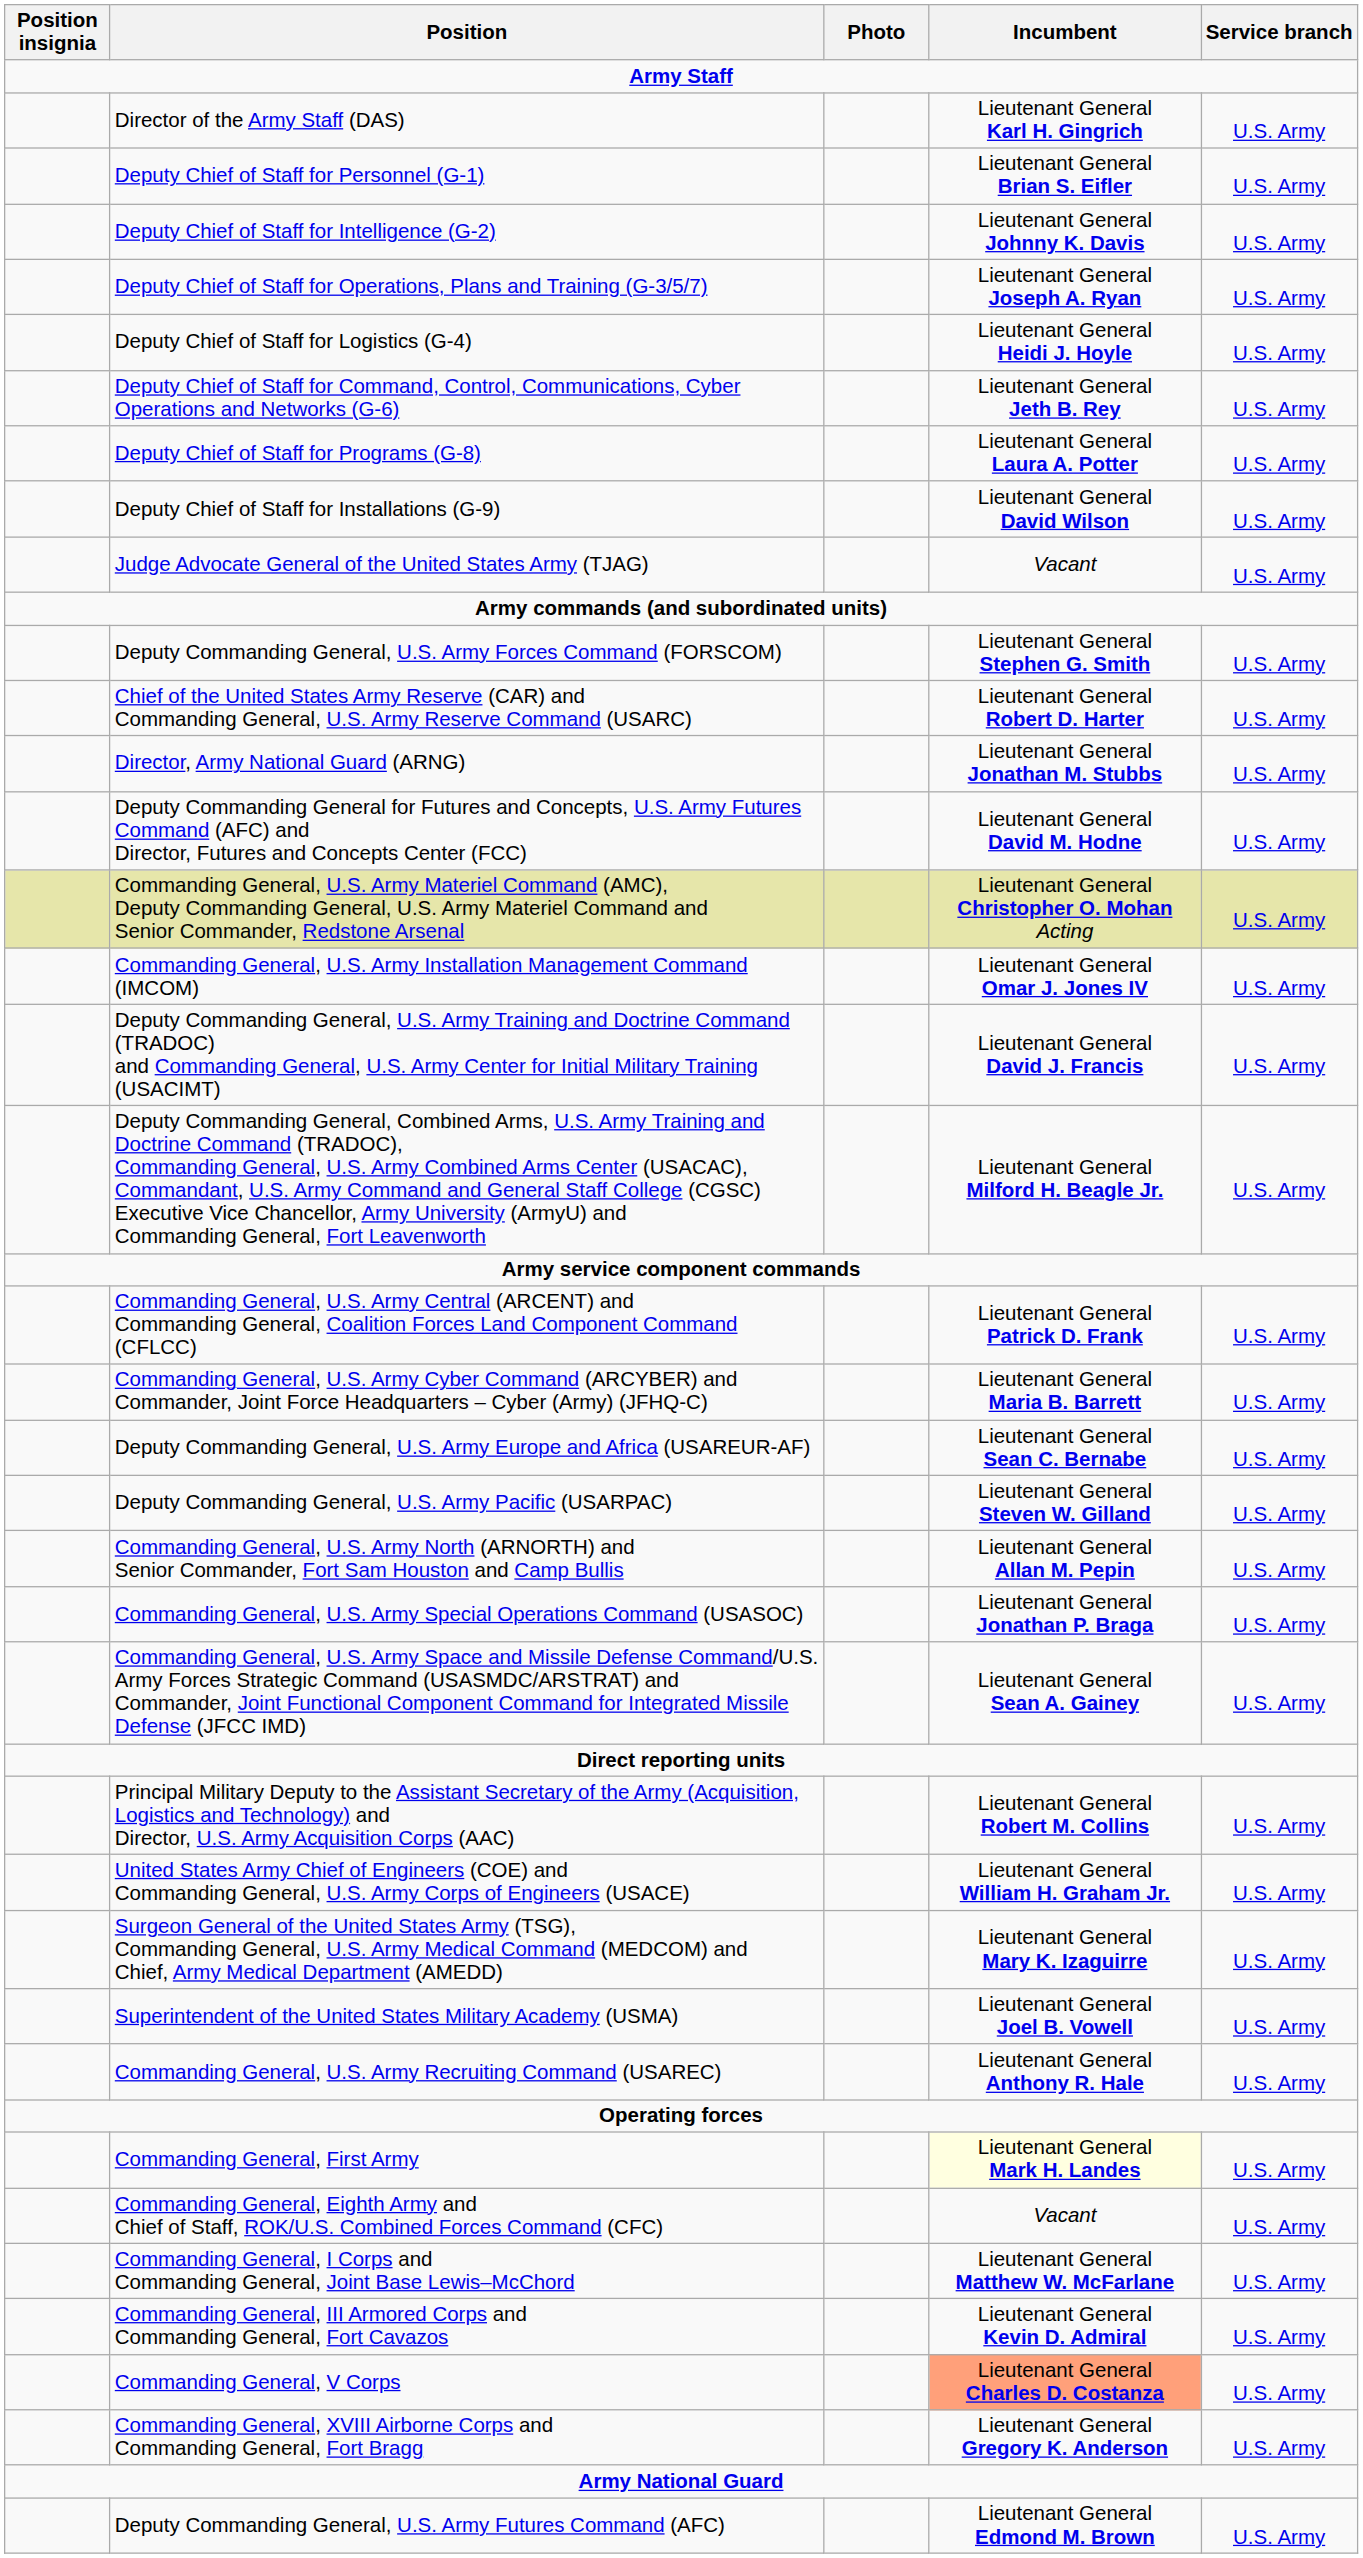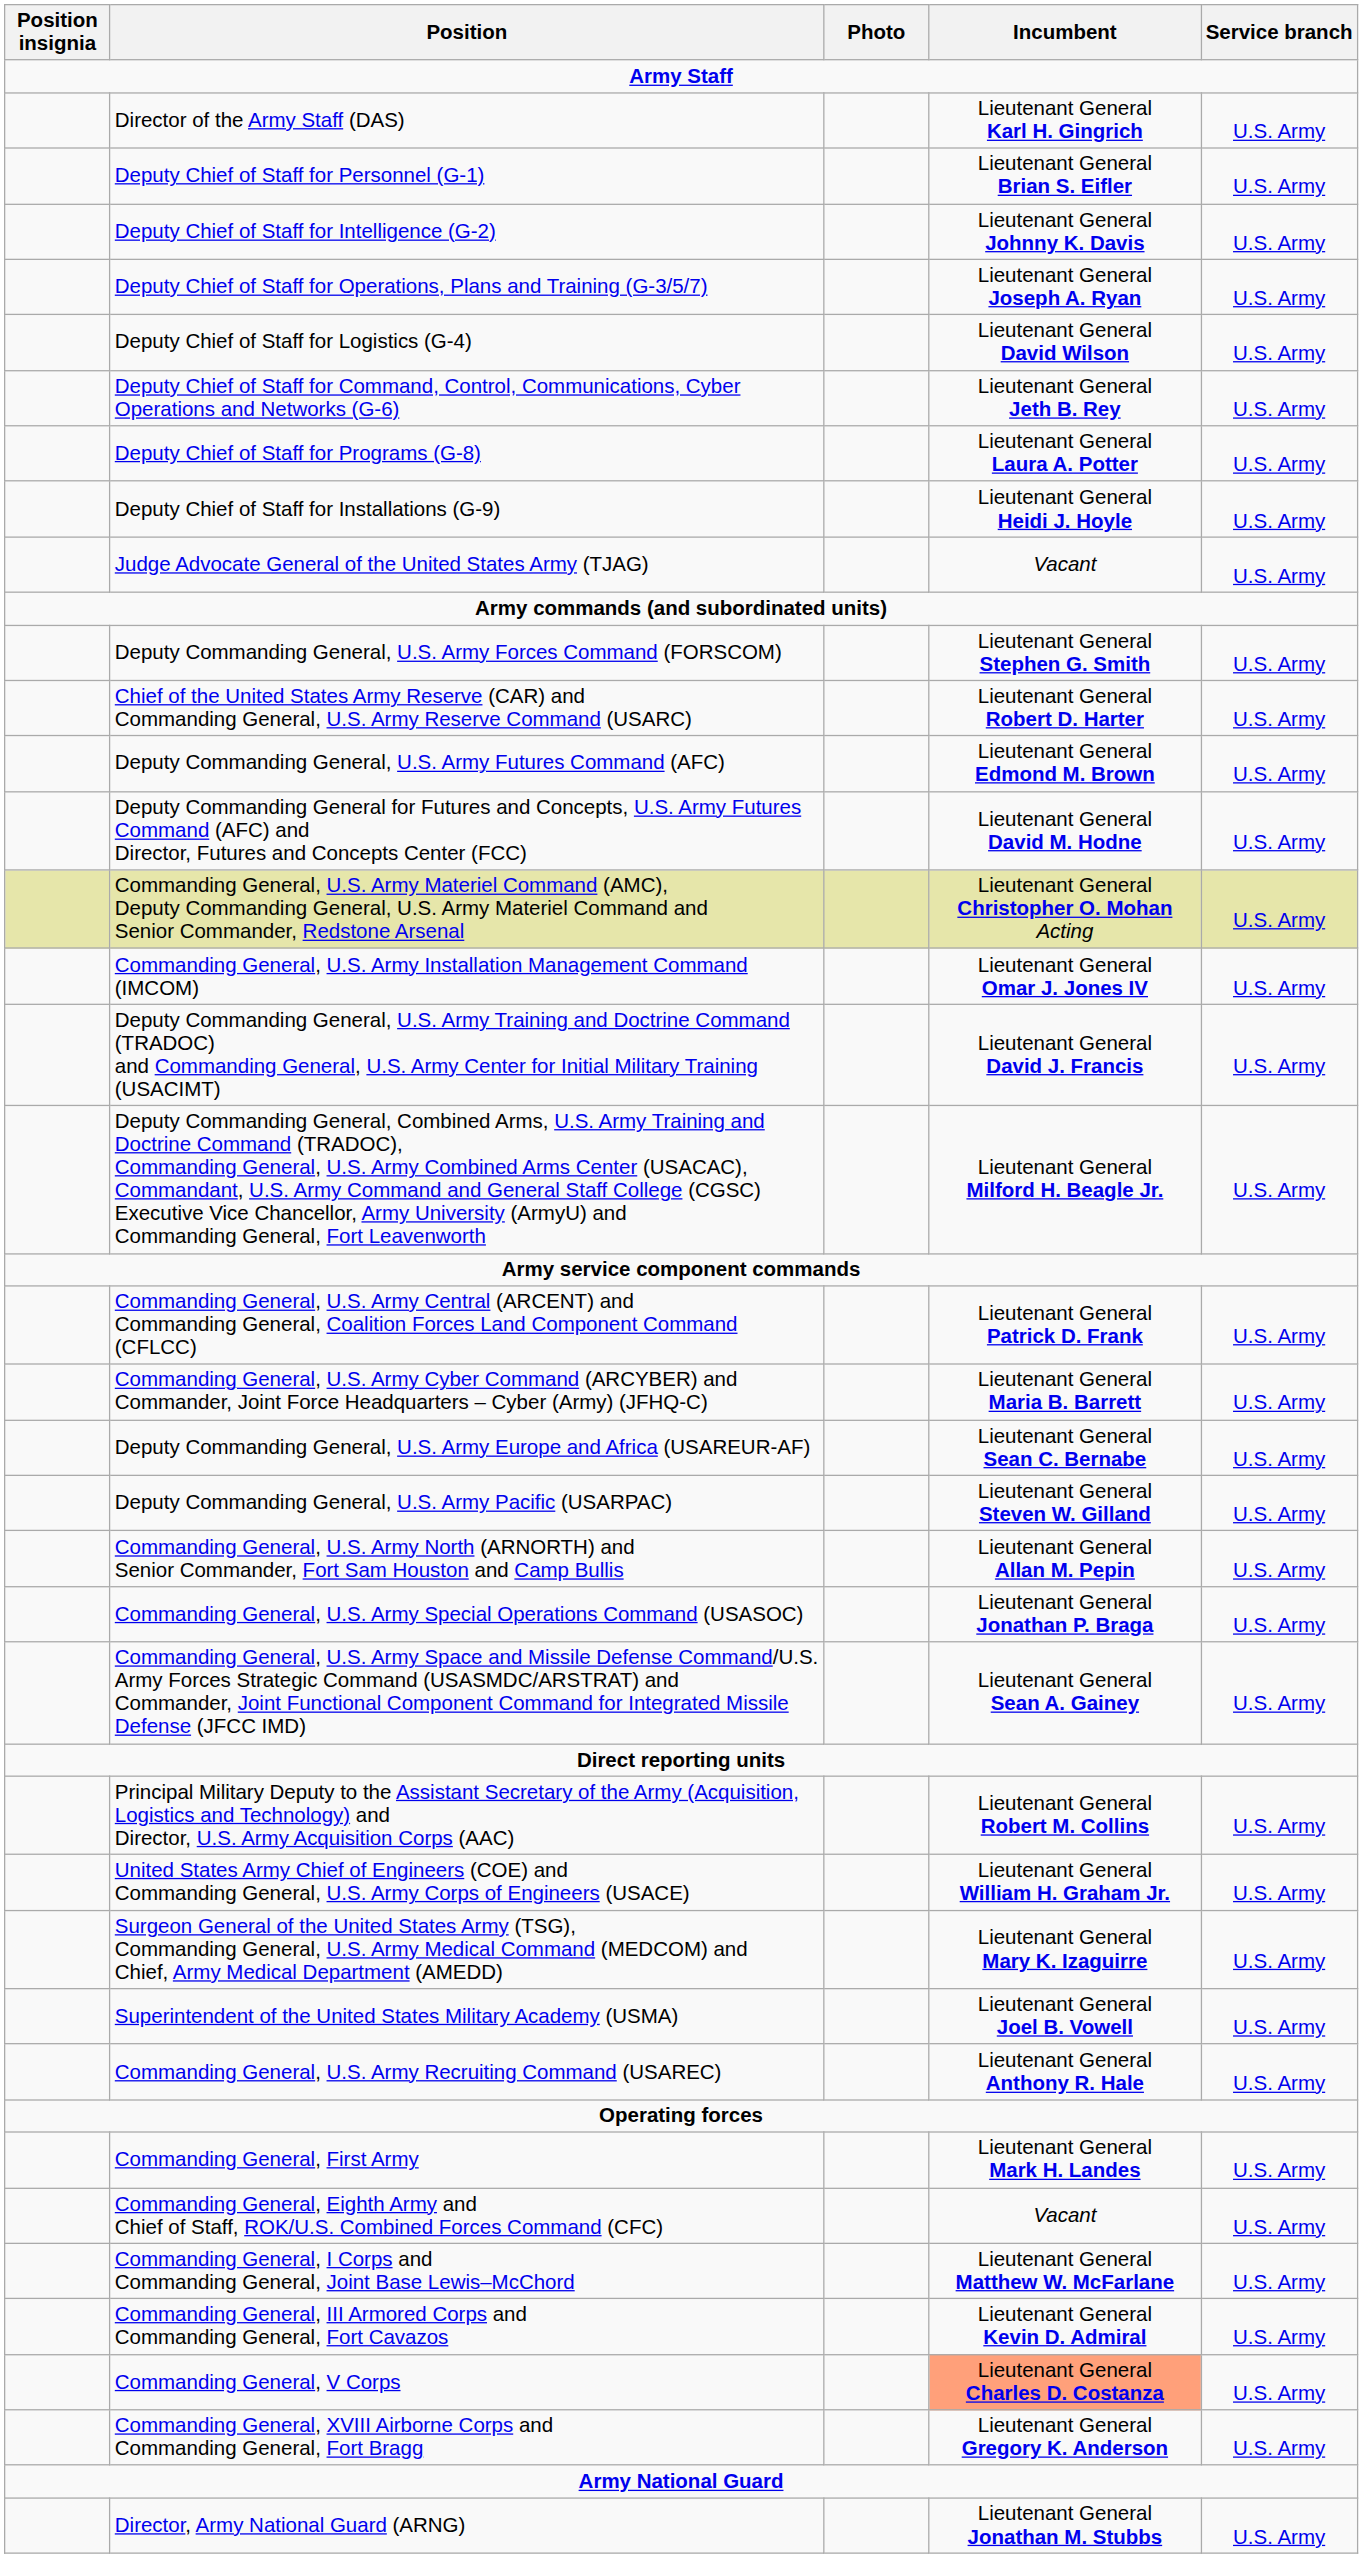(1065, 342) Lieutenant General Heidi J. Hoyle -> (1065, 342) Lieutenant General David Wilson
(1065, 508) Lieutenant General David Wilson -> (1065, 508) Lieutenant General Heidi J. Hoyle
rows swapped: (420, 2525) <-> (290, 763)
(1065, 2159) lightyellow background -> (1065, 2159) no background
